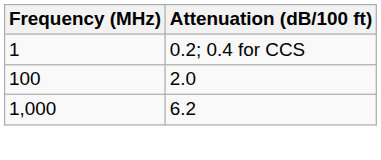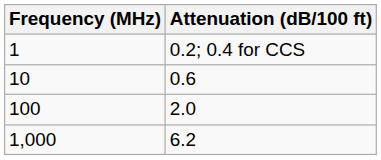+ row: (19, 79)
